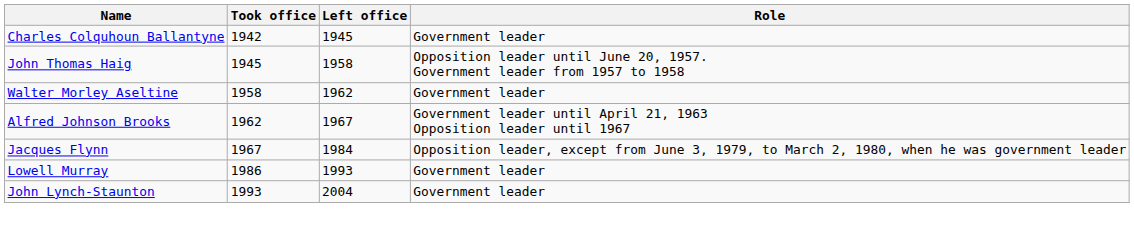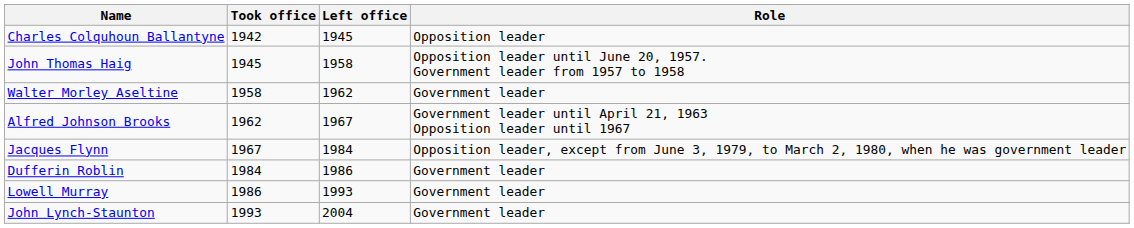(479, 36) Government leader -> (479, 36) Opposition leader
+ row: (66, 171)
